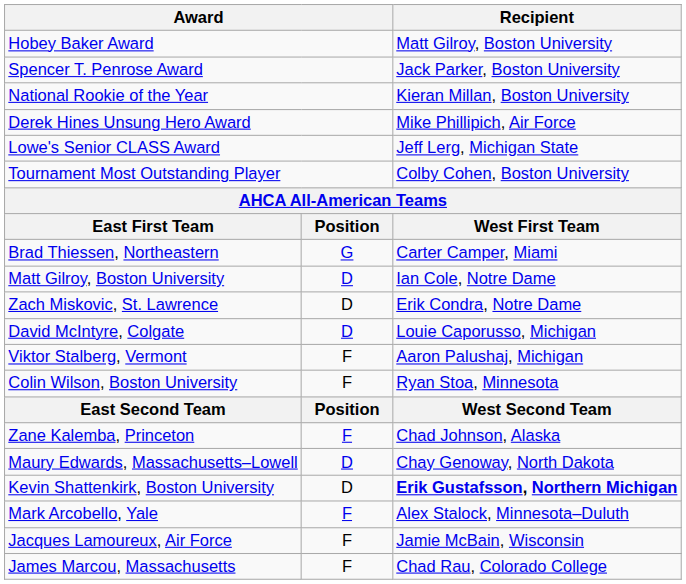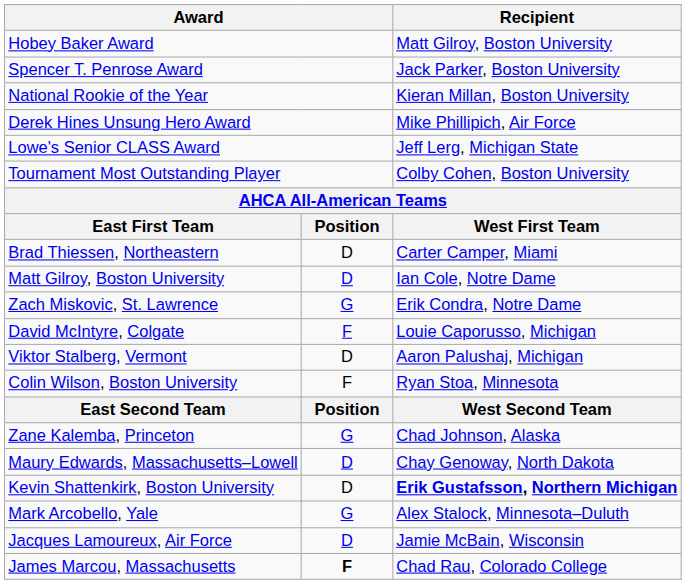(347, 252) G -> (347, 252) D
(347, 305) D -> (347, 305) G
(347, 331) D -> (347, 331) F
(347, 357) F -> (347, 357) D
(347, 435) F -> (347, 435) G
(347, 514) F -> (347, 514) G
(347, 540) F -> (347, 540) D
(347, 566) normal -> (347, 566) bold
